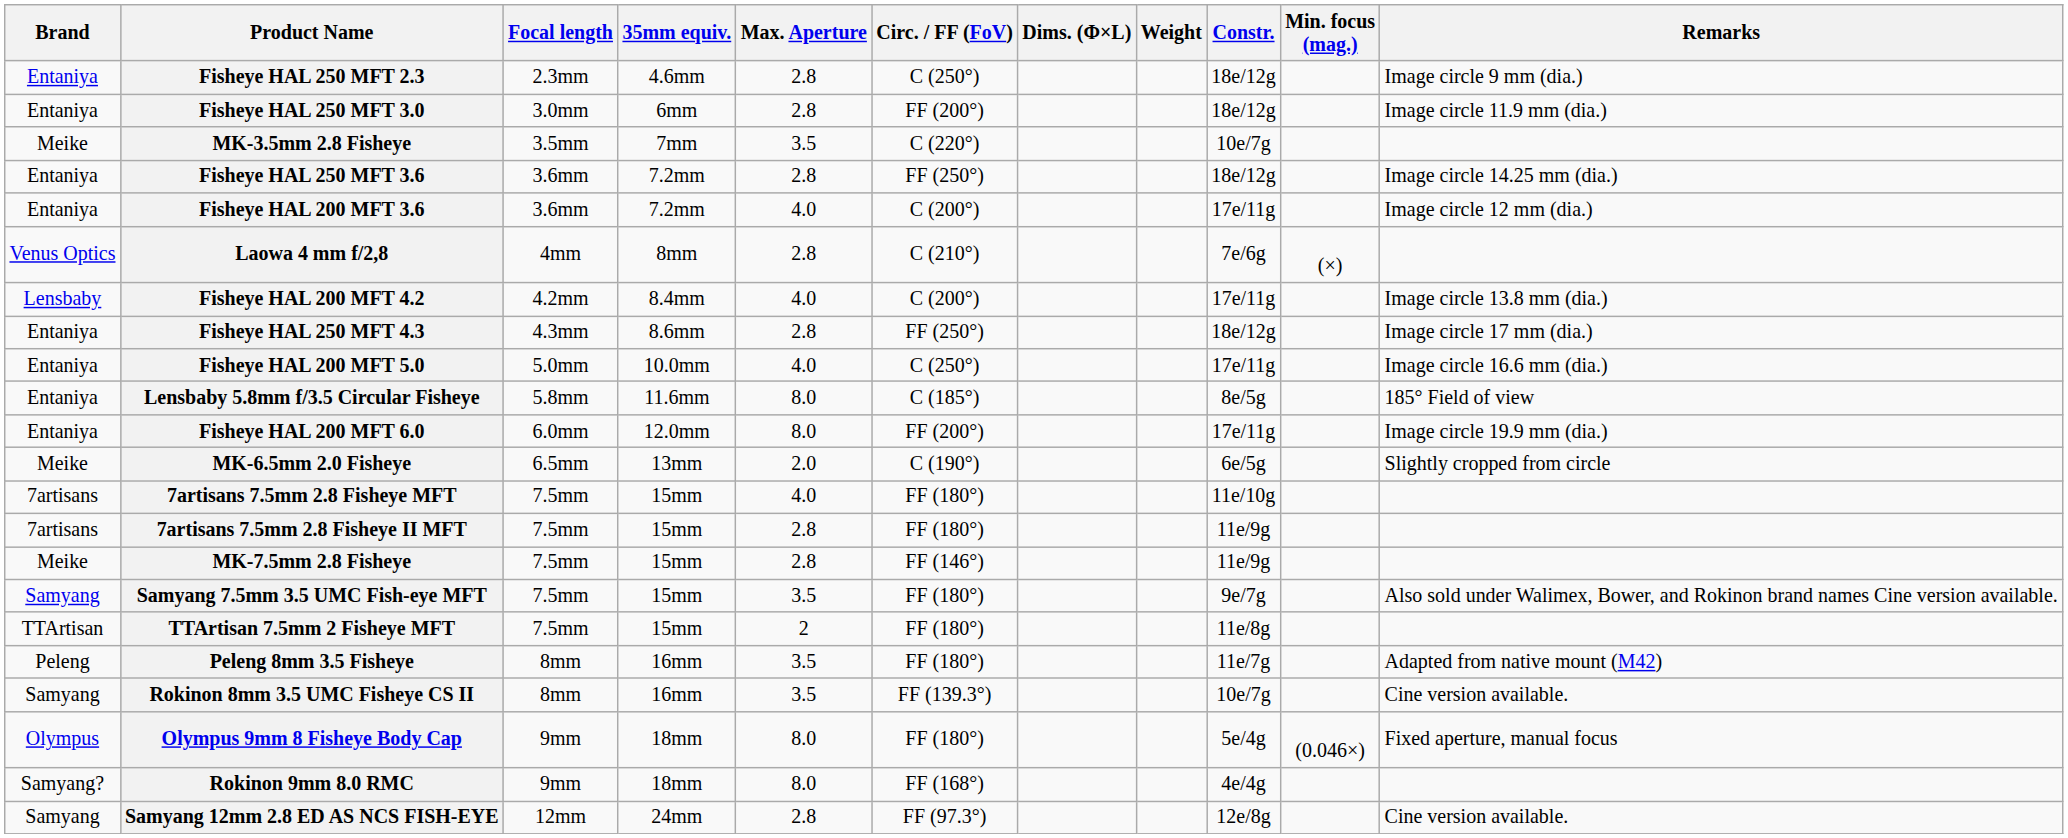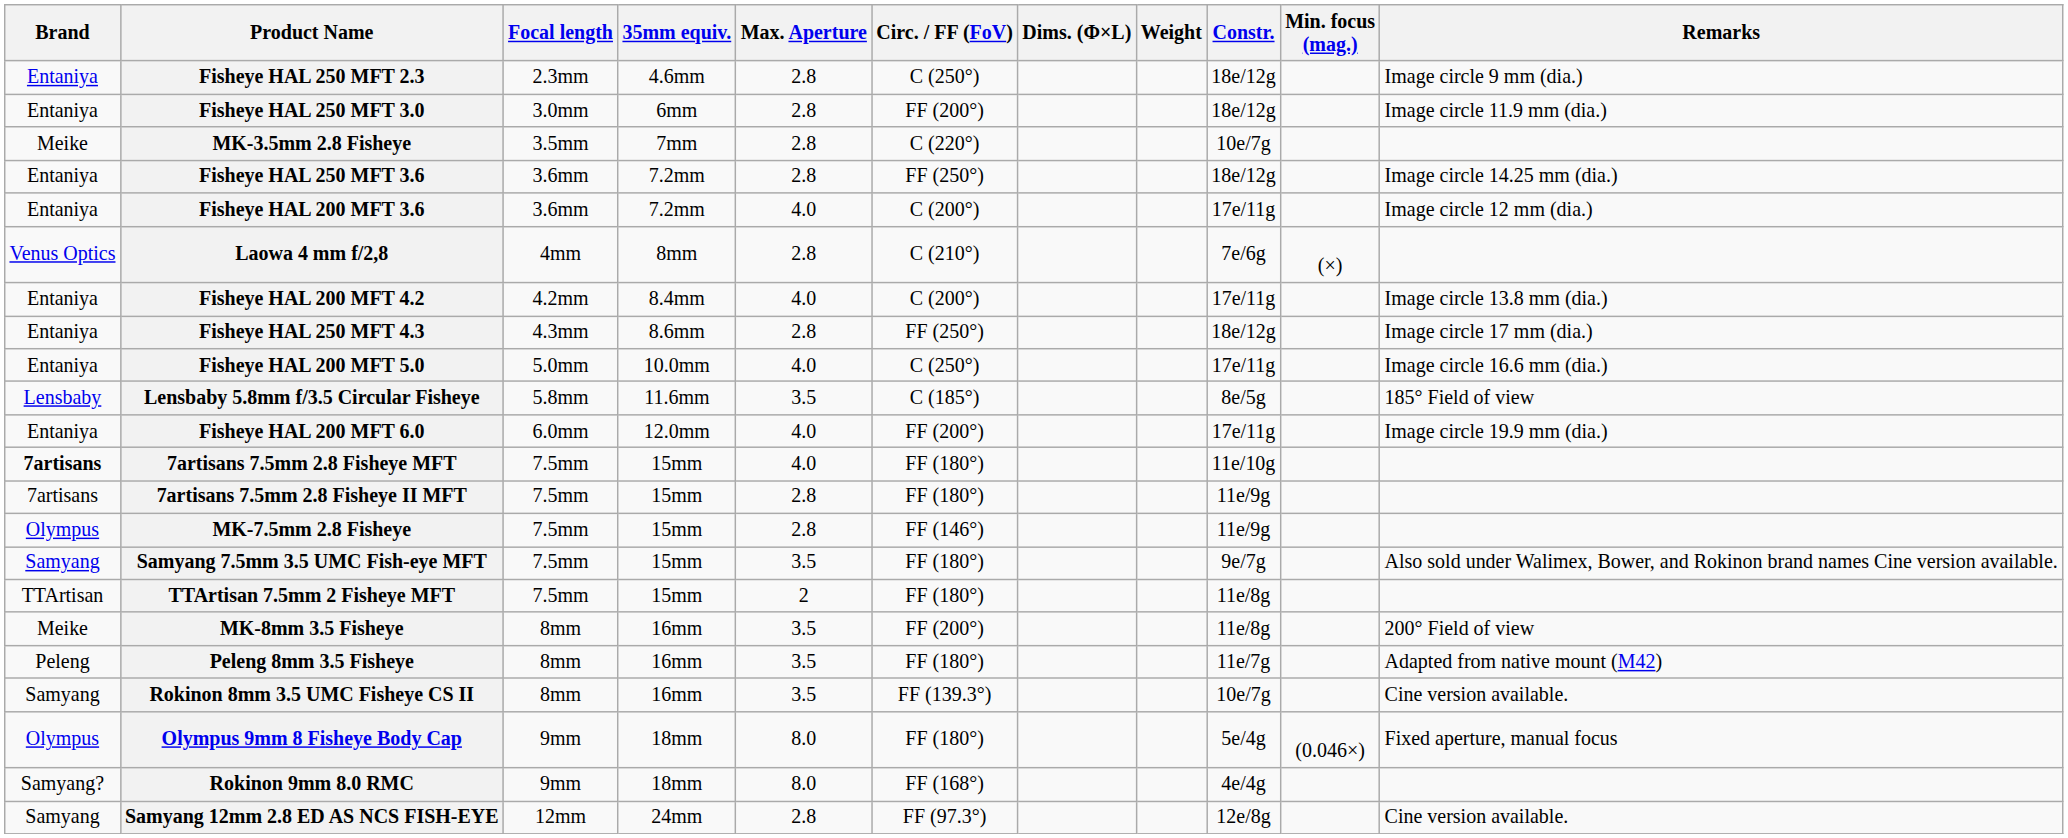(804, 143) 3.5 -> (804, 143) 2.8
(62, 298) Lensbaby -> (62, 298) Entaniya
(62, 397) Entaniya -> (62, 397) Lensbaby
(804, 397) 8.0 -> (804, 397) 3.5
(804, 430) 8.0 -> (804, 430) 4.0
- row: (312, 463)
(62, 496) normal -> (62, 463) bold
(62, 562) Meike -> (62, 529) Olympus
+ row: (312, 628)
